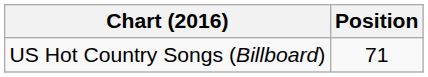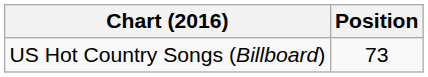(377, 54) 71 -> (377, 54) 73
